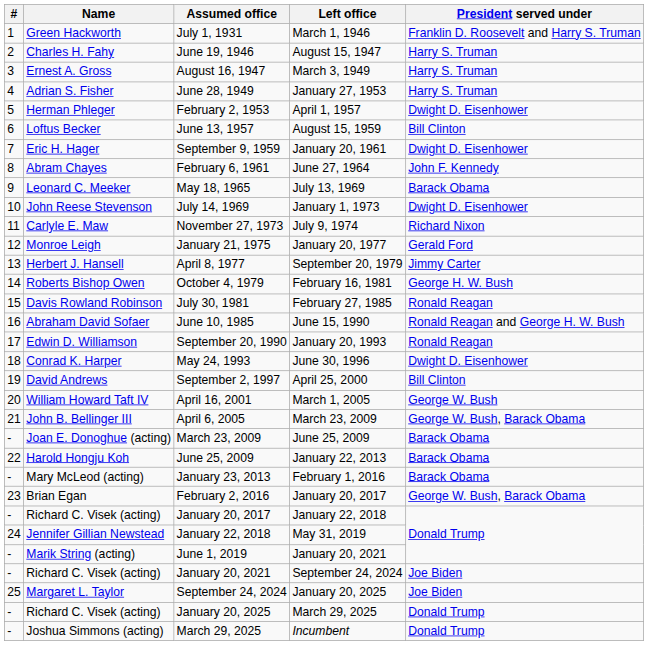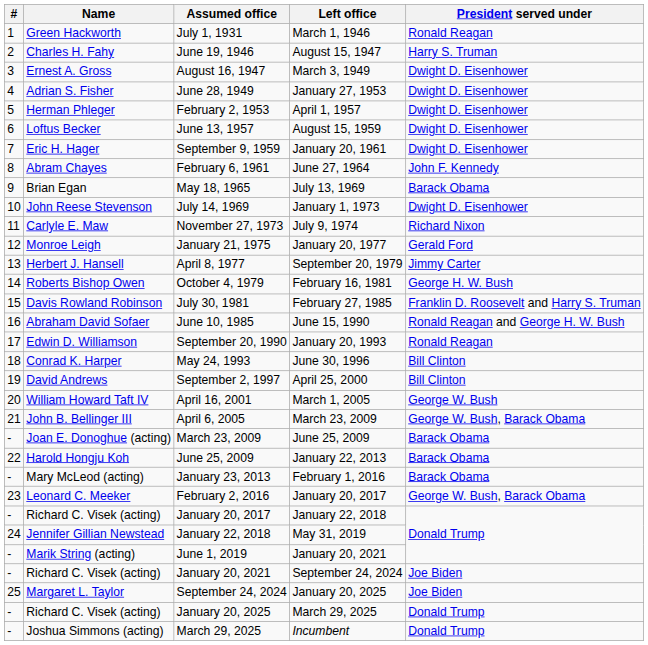(524, 33) Franklin D. Roosevelt and Harry S. Truman -> (450, 33) Ronald Reagan
(453, 71) Harry S. Truman -> (468, 71) Dwight D. Eisenhower
(453, 91) Harry S. Truman -> (468, 91) Dwight D. Eisenhower
(437, 129) Bill Clinton -> (468, 129) Dwight D. Eisenhower
(78, 187) Leonard C. Meeker -> (56, 187) Brian Egan
(450, 303) Ronald Reagan -> (524, 303) Franklin D. Roosevelt and Harry S. Truman
(468, 361) Dwight D. Eisenhower -> (437, 361) Bill Clinton
(56, 496) Brian Egan -> (78, 496) Leonard C. Meeker
